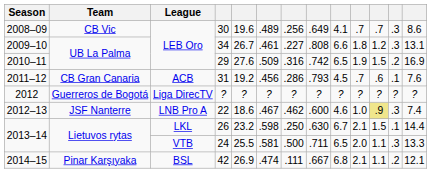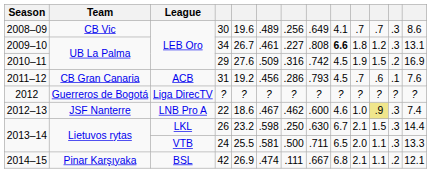(341, 45) normal -> (341, 45) bold
(341, 62) 6.5 -> (341, 62) 4.5
(395, 127) .1 -> (395, 127) .3
